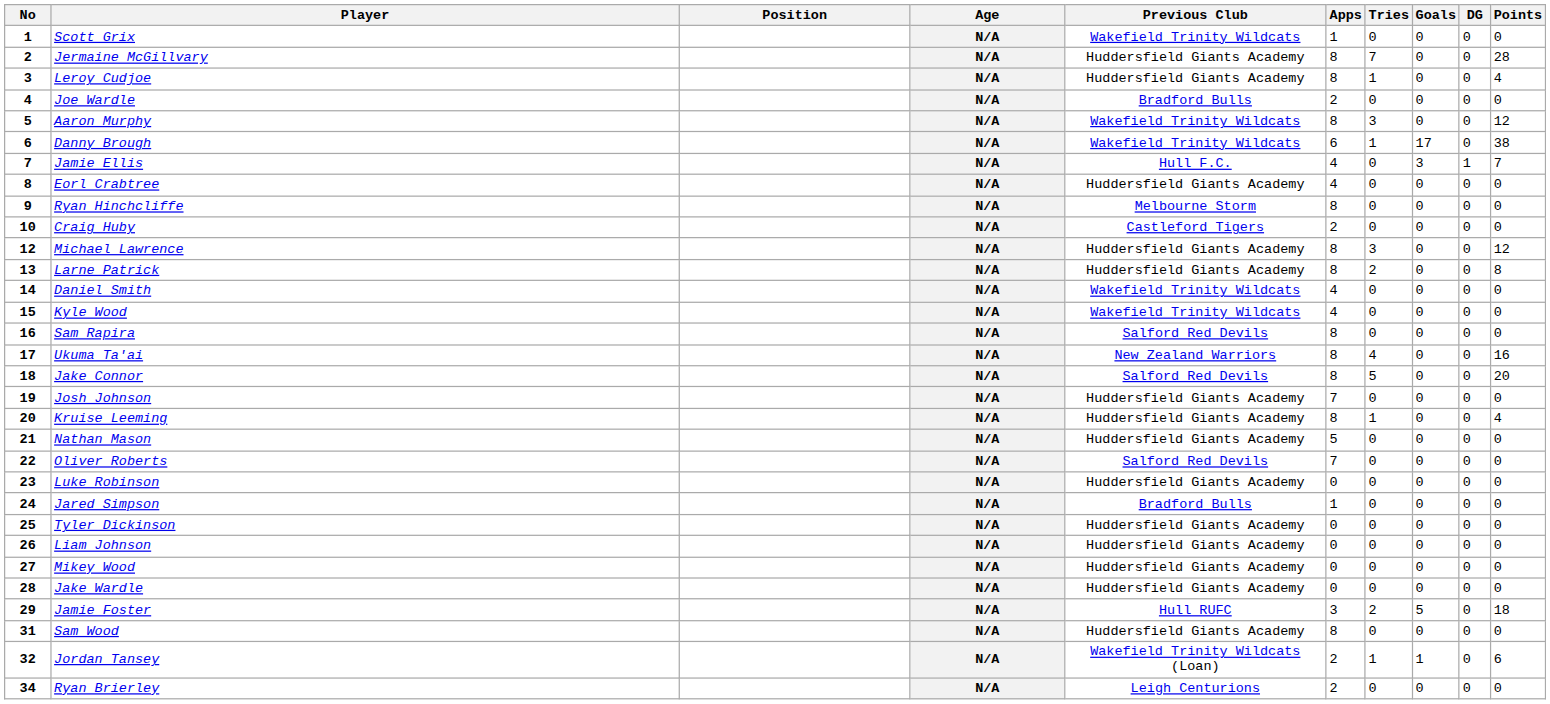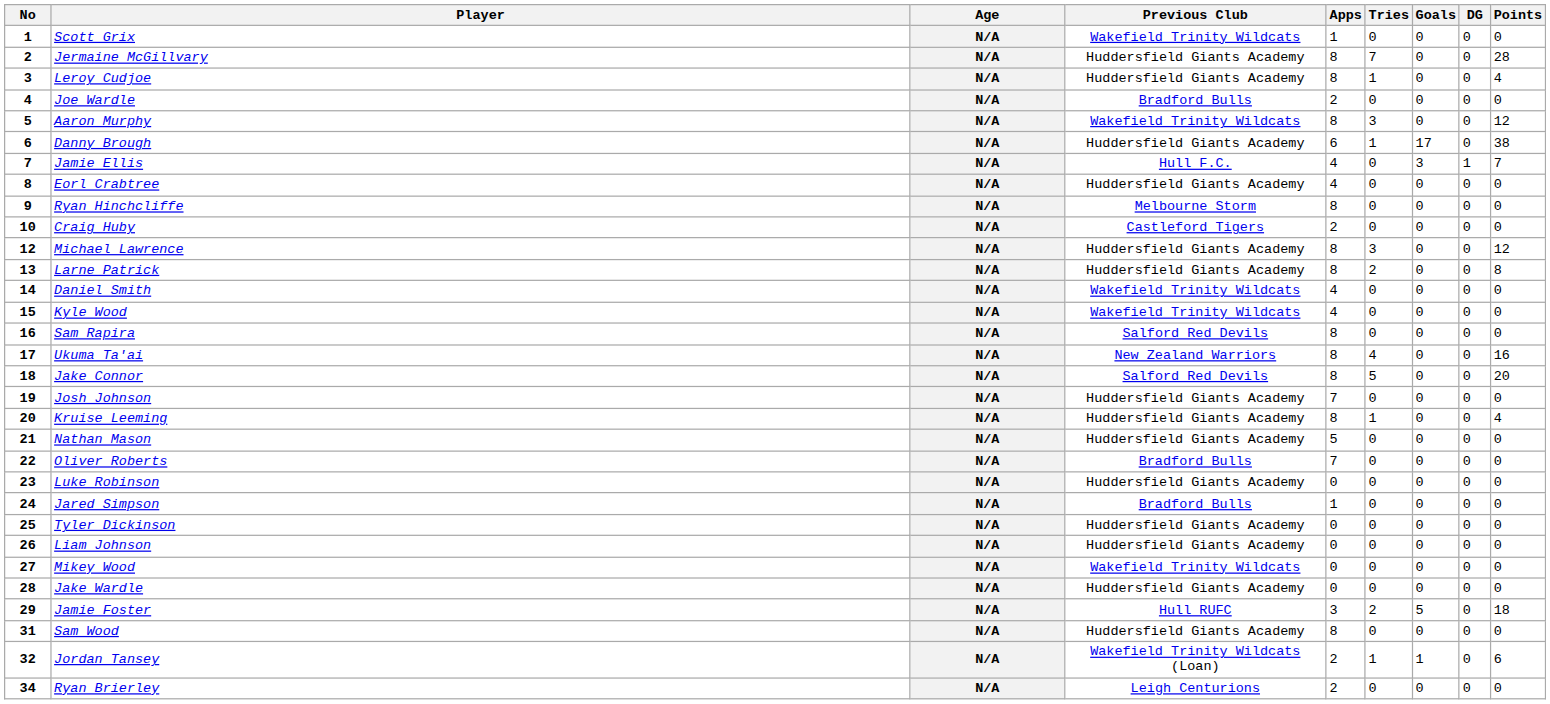- column: (795, 15)
(1195, 143) Wakefield Trinity Wildcats -> (1195, 143) Huddersfield Giants Academy
(1195, 461) Salford Red Devils -> (1195, 461) Bradford Bulls
(1195, 567) Huddersfield Giants Academy -> (1195, 567) Wakefield Trinity Wildcats
